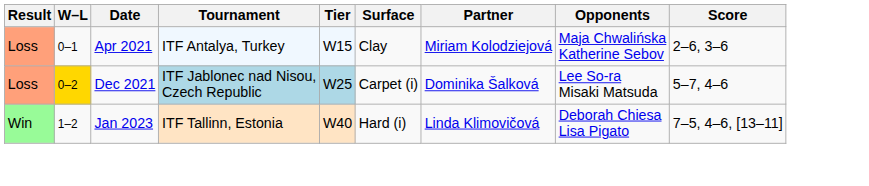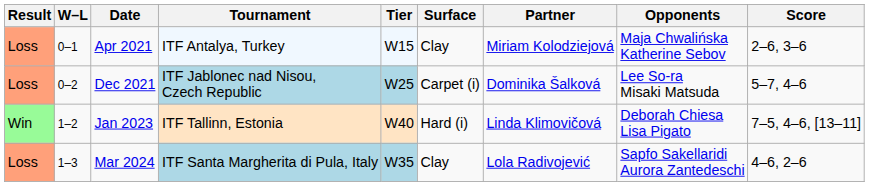(68, 85) gold background -> (68, 85) no background
+ row: (125, 162)
